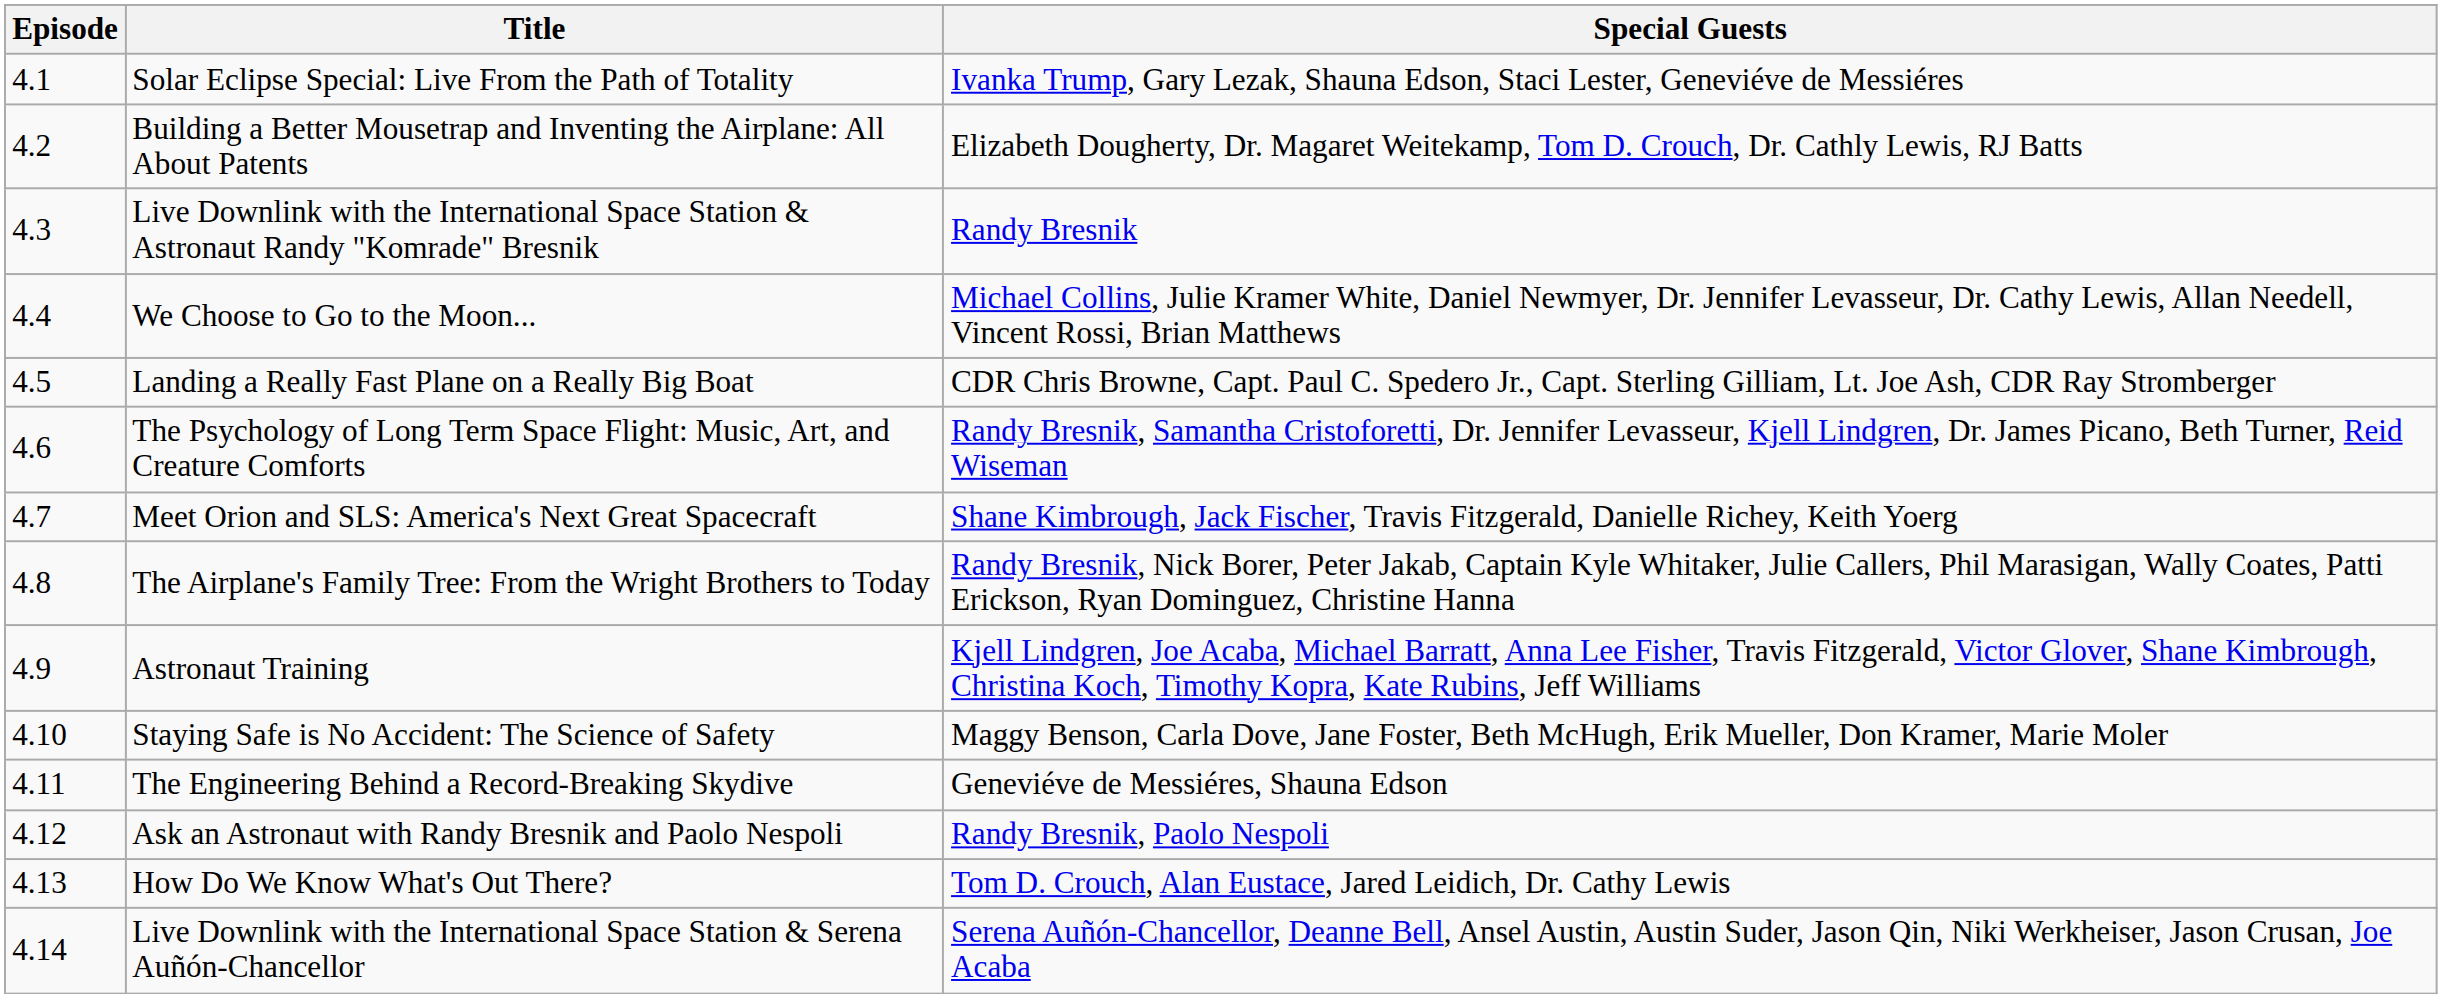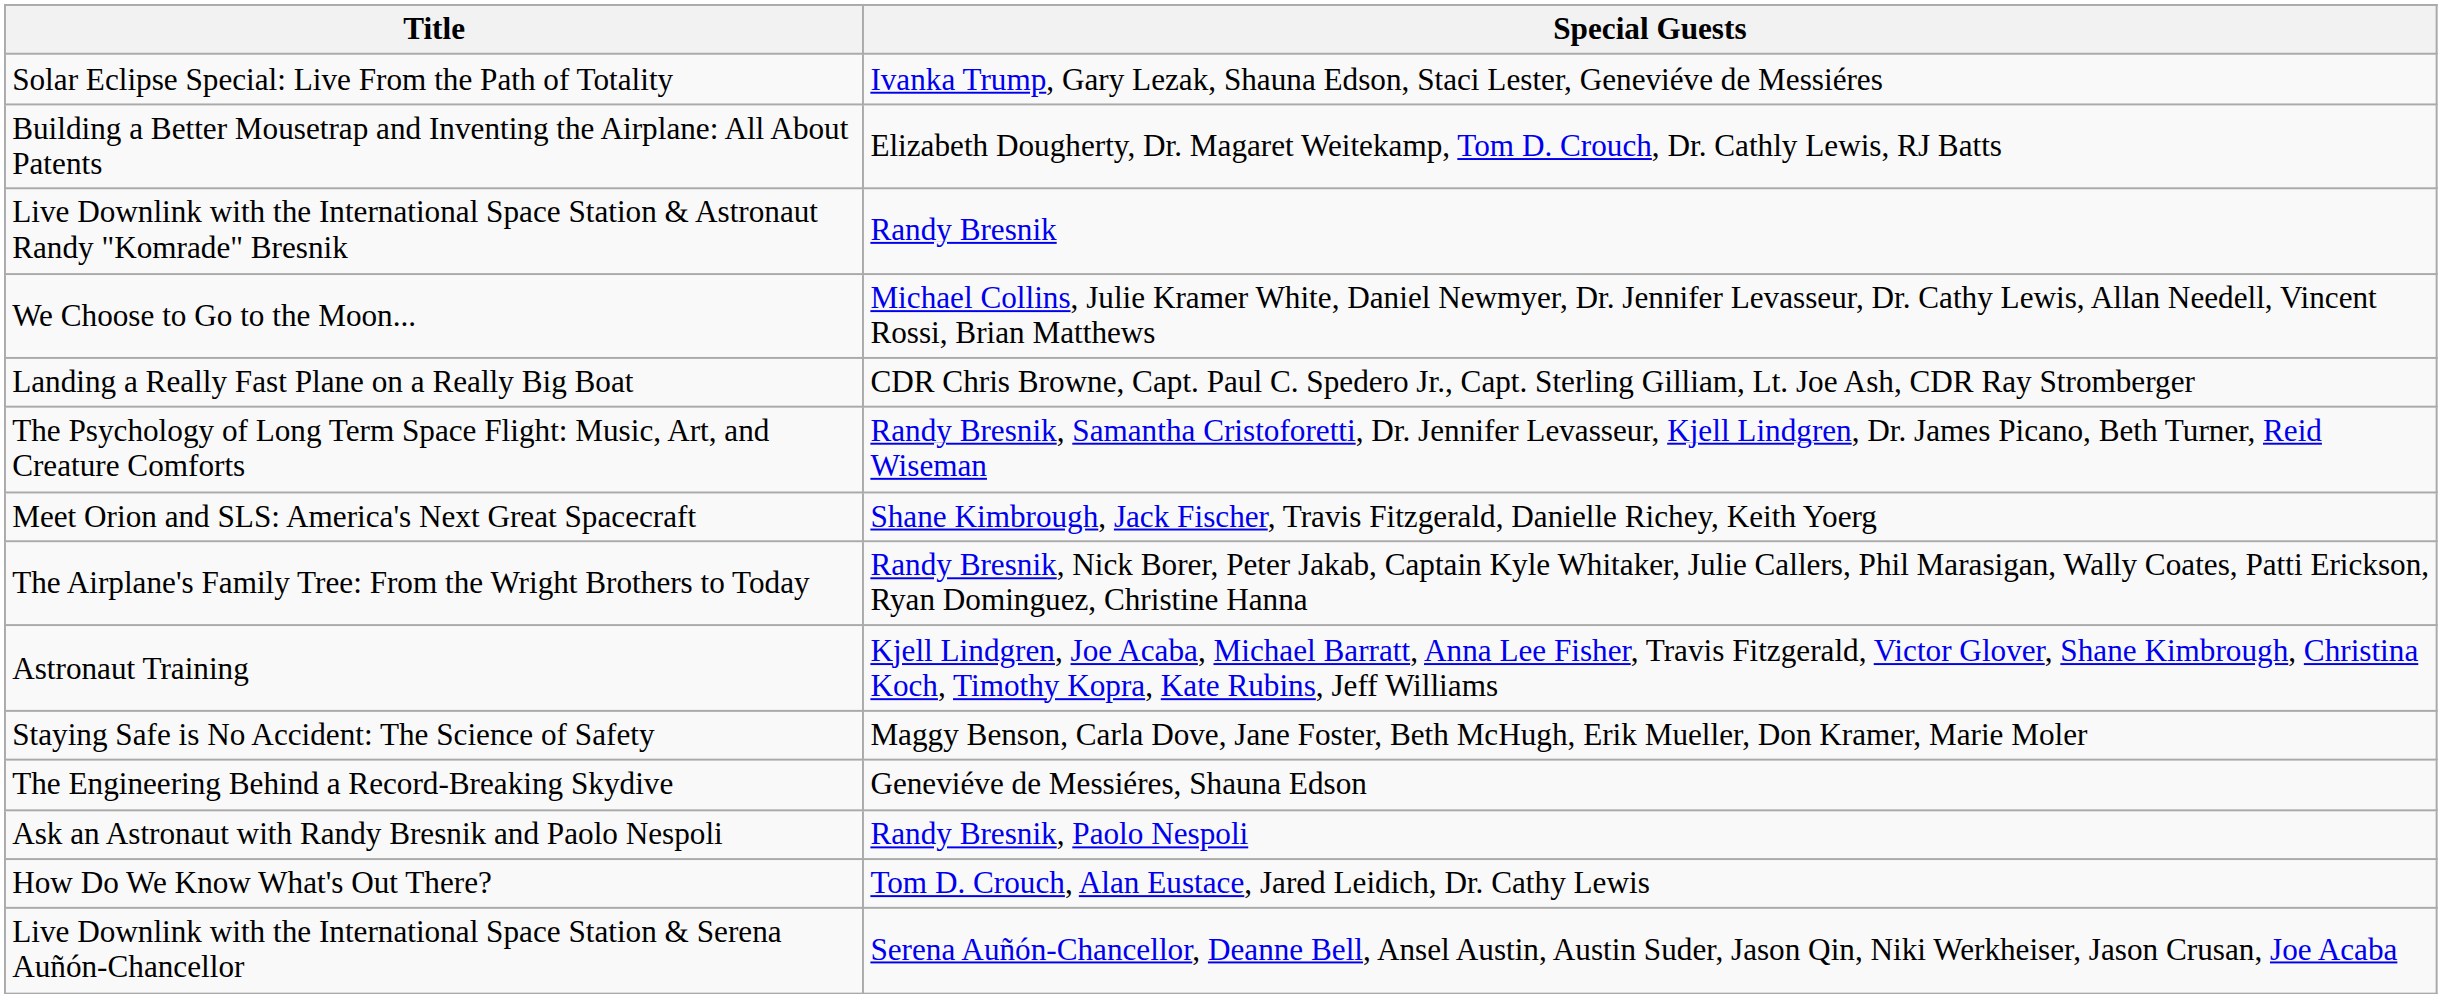- column: (65, 29)
